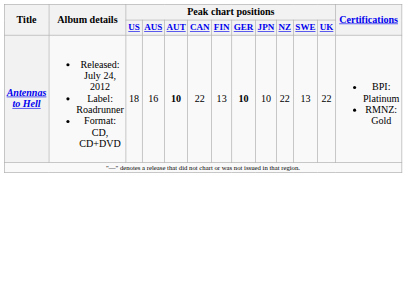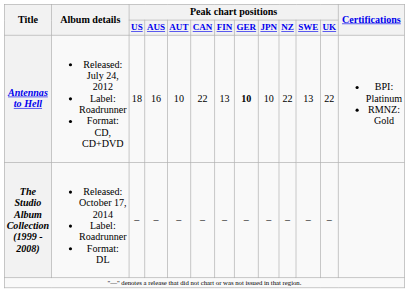(176, 98) bold -> (179, 98) normal
+ row: (28, 220)
